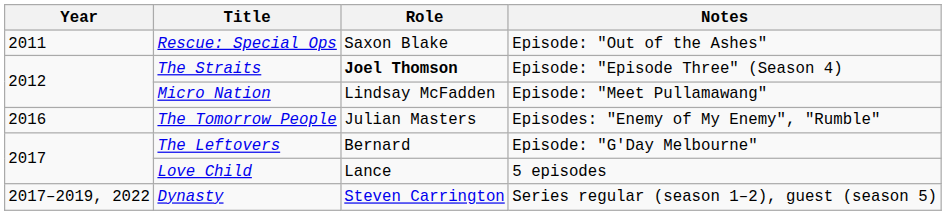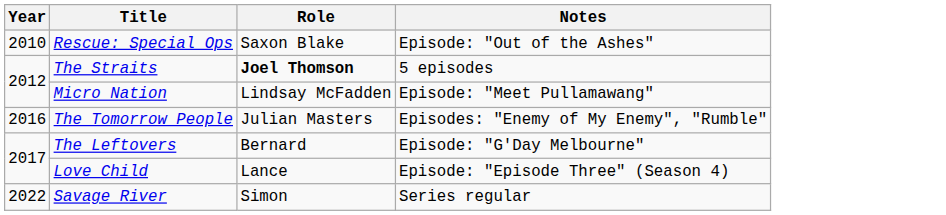(27, 43) 2011 -> (27, 43) 2010
(677, 69) Episode: "Episode Three" (Season 4) -> (446, 69) 5 episodes
(559, 171) 5 episodes -> (564, 171) Episode: "Episode Three" (Season 4)
- row: (190, 197)
+ row: (110, 197)
